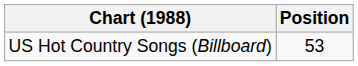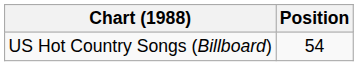(315, 46) 53 -> (315, 46) 54
